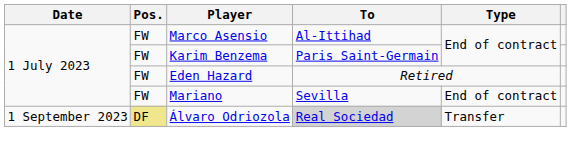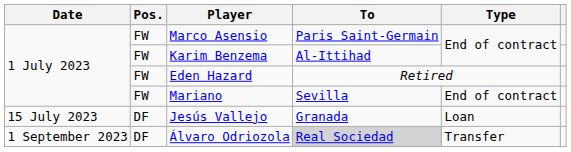(333, 35) Al-Ittihad -> (367, 35) Paris Saint-Germain
(367, 55) Paris Saint-Germain -> (333, 55) Al-Ittihad
+ row: (218, 116)
(141, 116) khaki background -> (141, 137) no background
